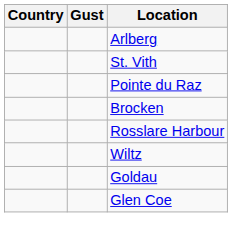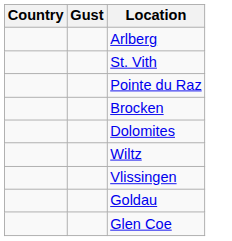- row: (167, 131)
+ row: (143, 131)
+ row: (143, 177)
